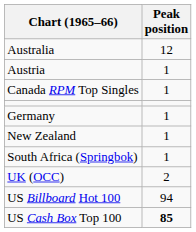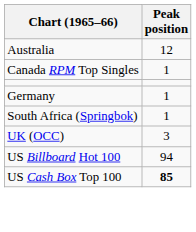- row: (26, 69)
- row: (42, 136)
(166, 177) 2 -> (166, 136) 3
